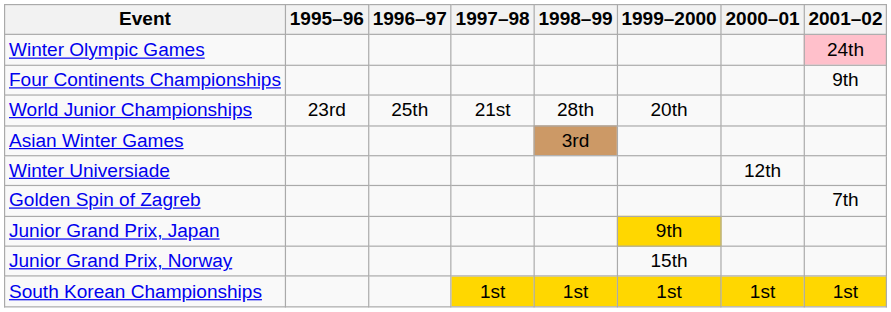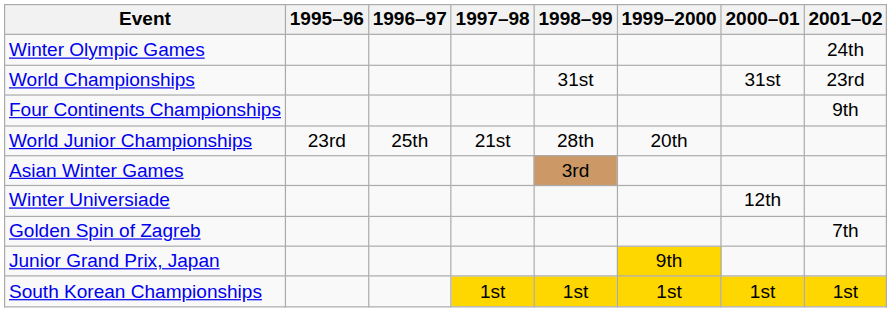(845, 49) pink background -> (845, 49) no background
+ row: (102, 79)
- row: (121, 261)
